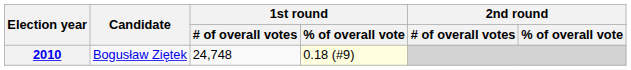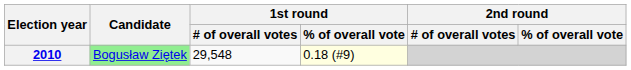(140, 55) no background -> (140, 55) lightgreen background
(212, 55) 24,748 -> (212, 55) 29,548
